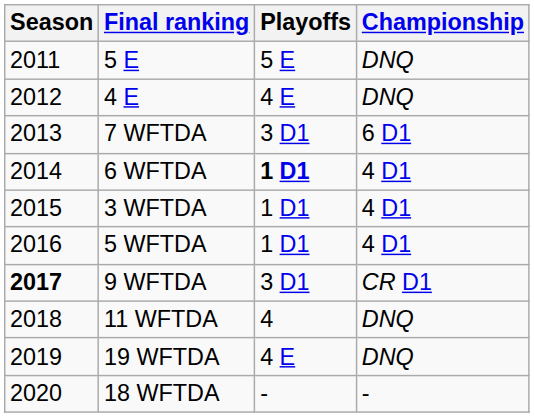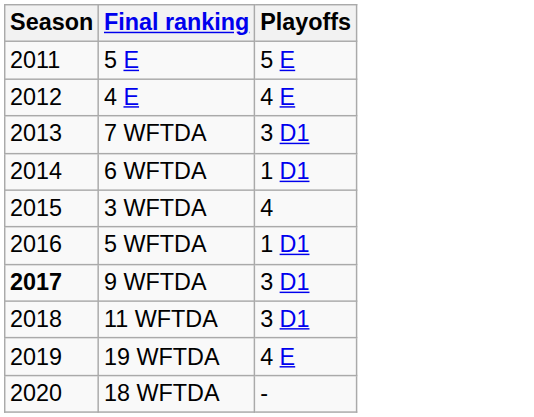- column: (443, 23)
(285, 171) bold -> (285, 171) normal
(285, 208) 1 D1 -> (267, 208) 4
(267, 319) 4 -> (285, 319) 3 D1
